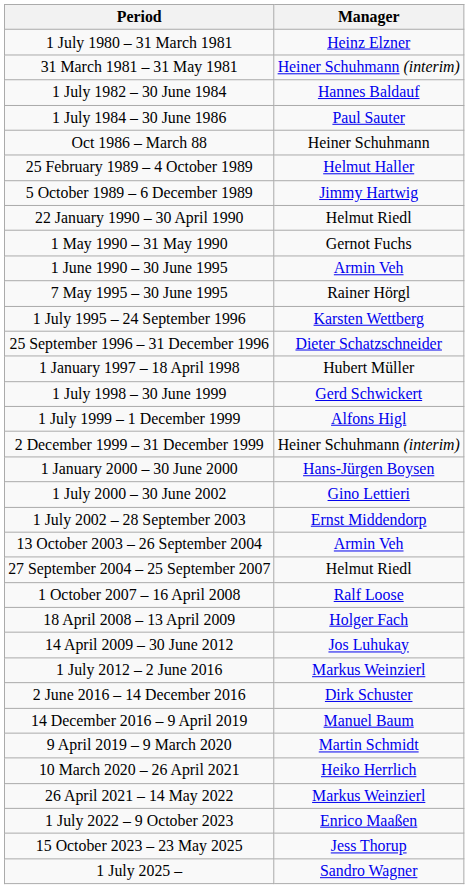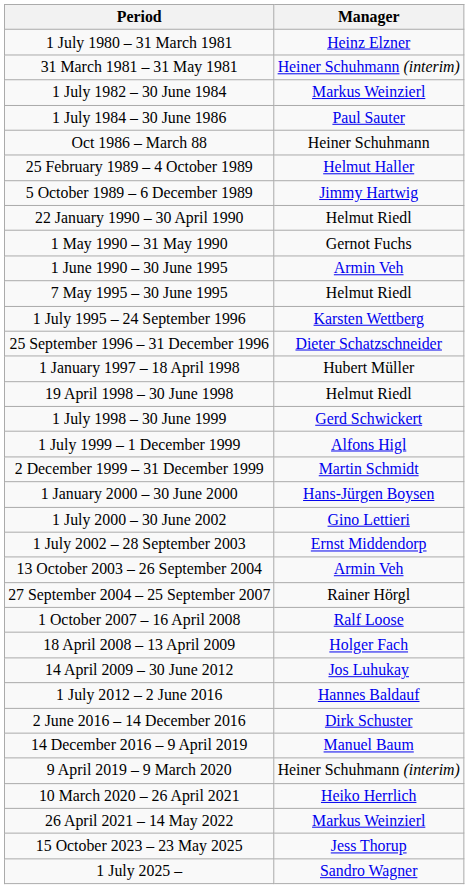(369, 92) Hannes Baldauf -> (369, 92) Markus Weinzierl
(369, 293) Rainer Hörgl -> (369, 293) Helmut Riedl
+ row: (139, 393)
(369, 444) Heiner Schuhmann (interim) -> (369, 469) Martin Schmidt
(369, 569) Helmut Riedl -> (369, 594) Rainer Hörgl
(369, 670) Markus Weinzierl -> (369, 695) Hannes Baldauf
(369, 745) Martin Schmidt -> (369, 770) Heiner Schuhmann (interim)
- row: (139, 820)
